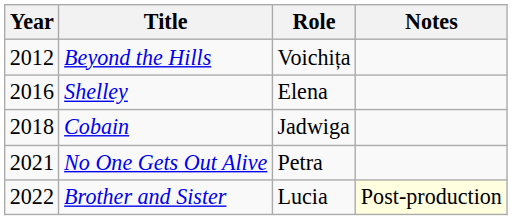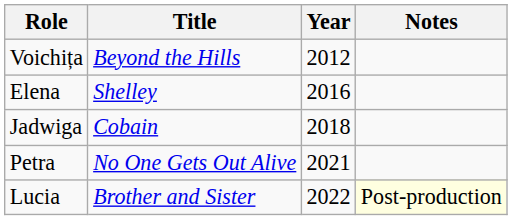columns swapped: (32, 22) <-> (314, 22)
